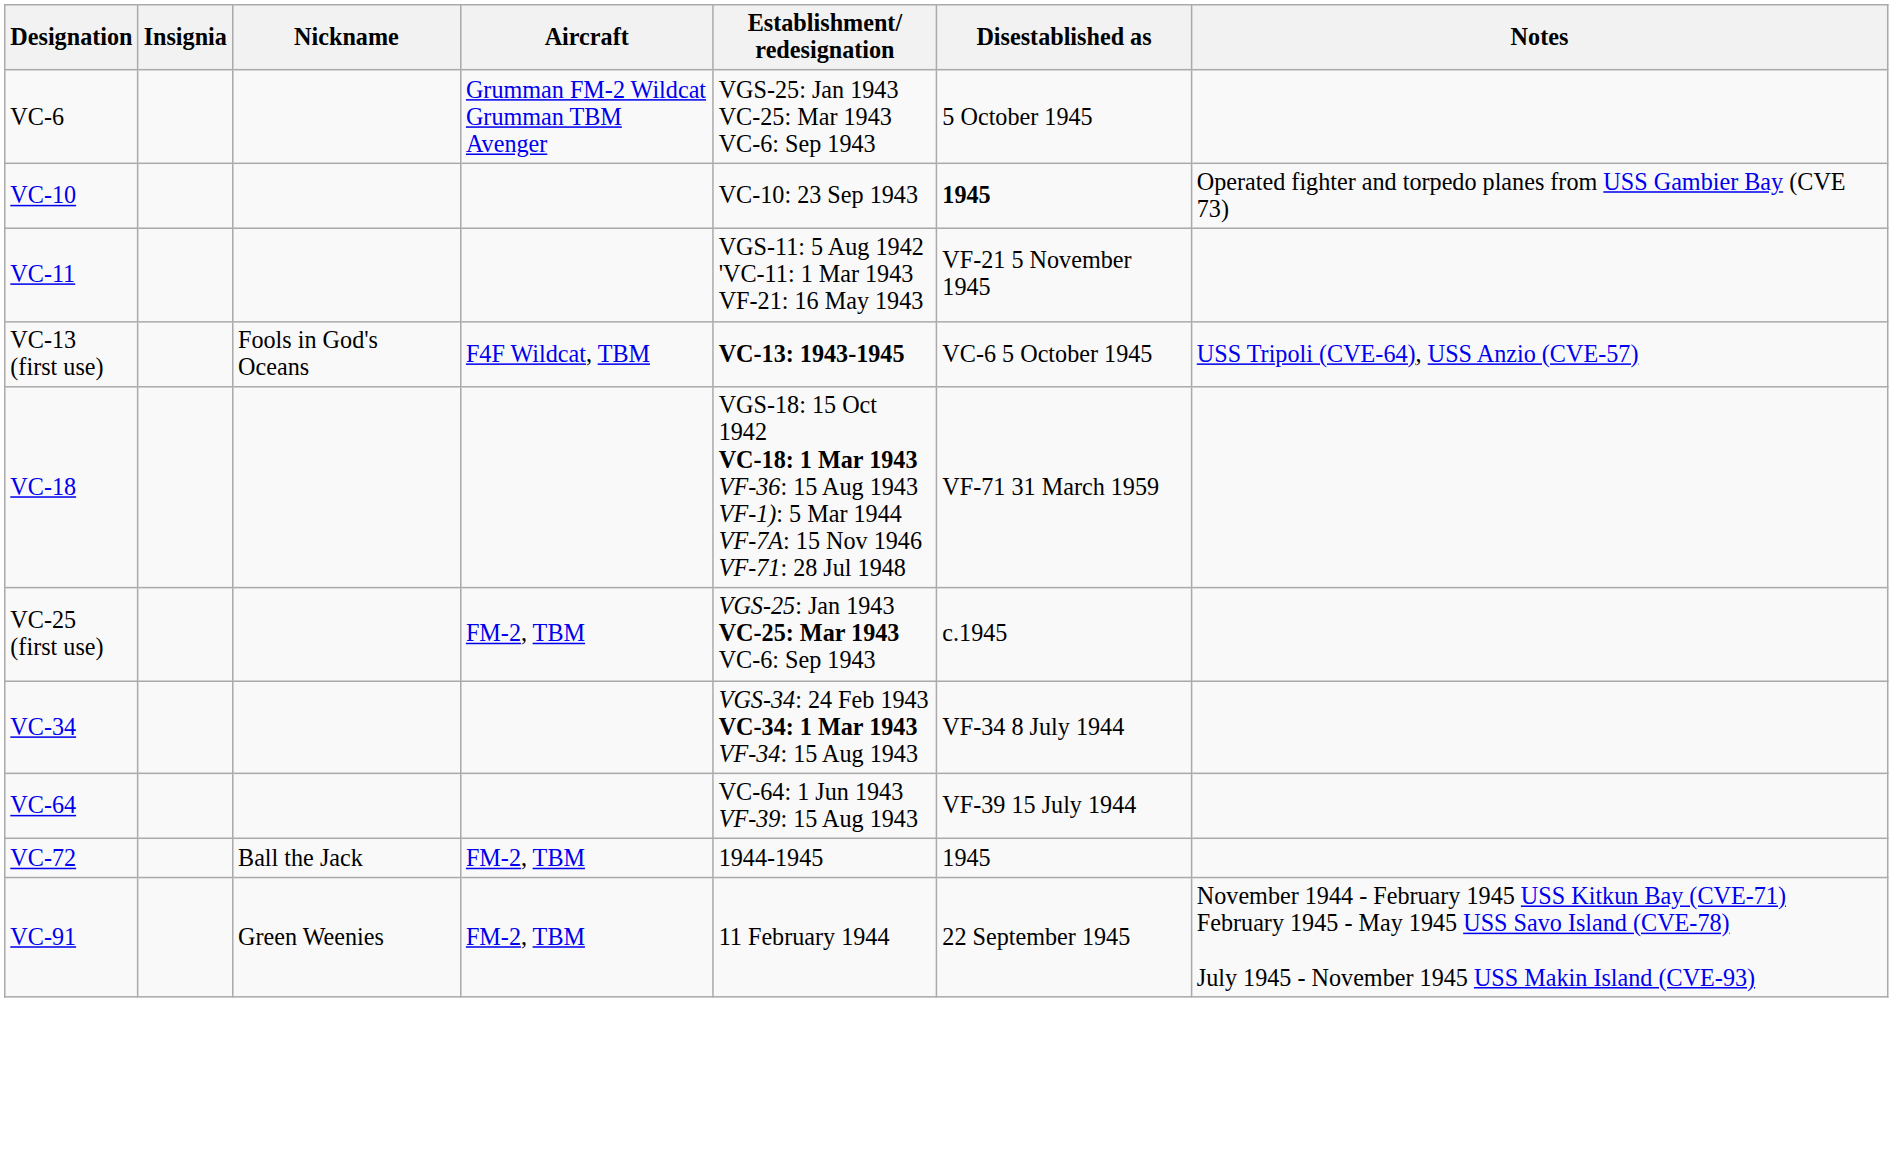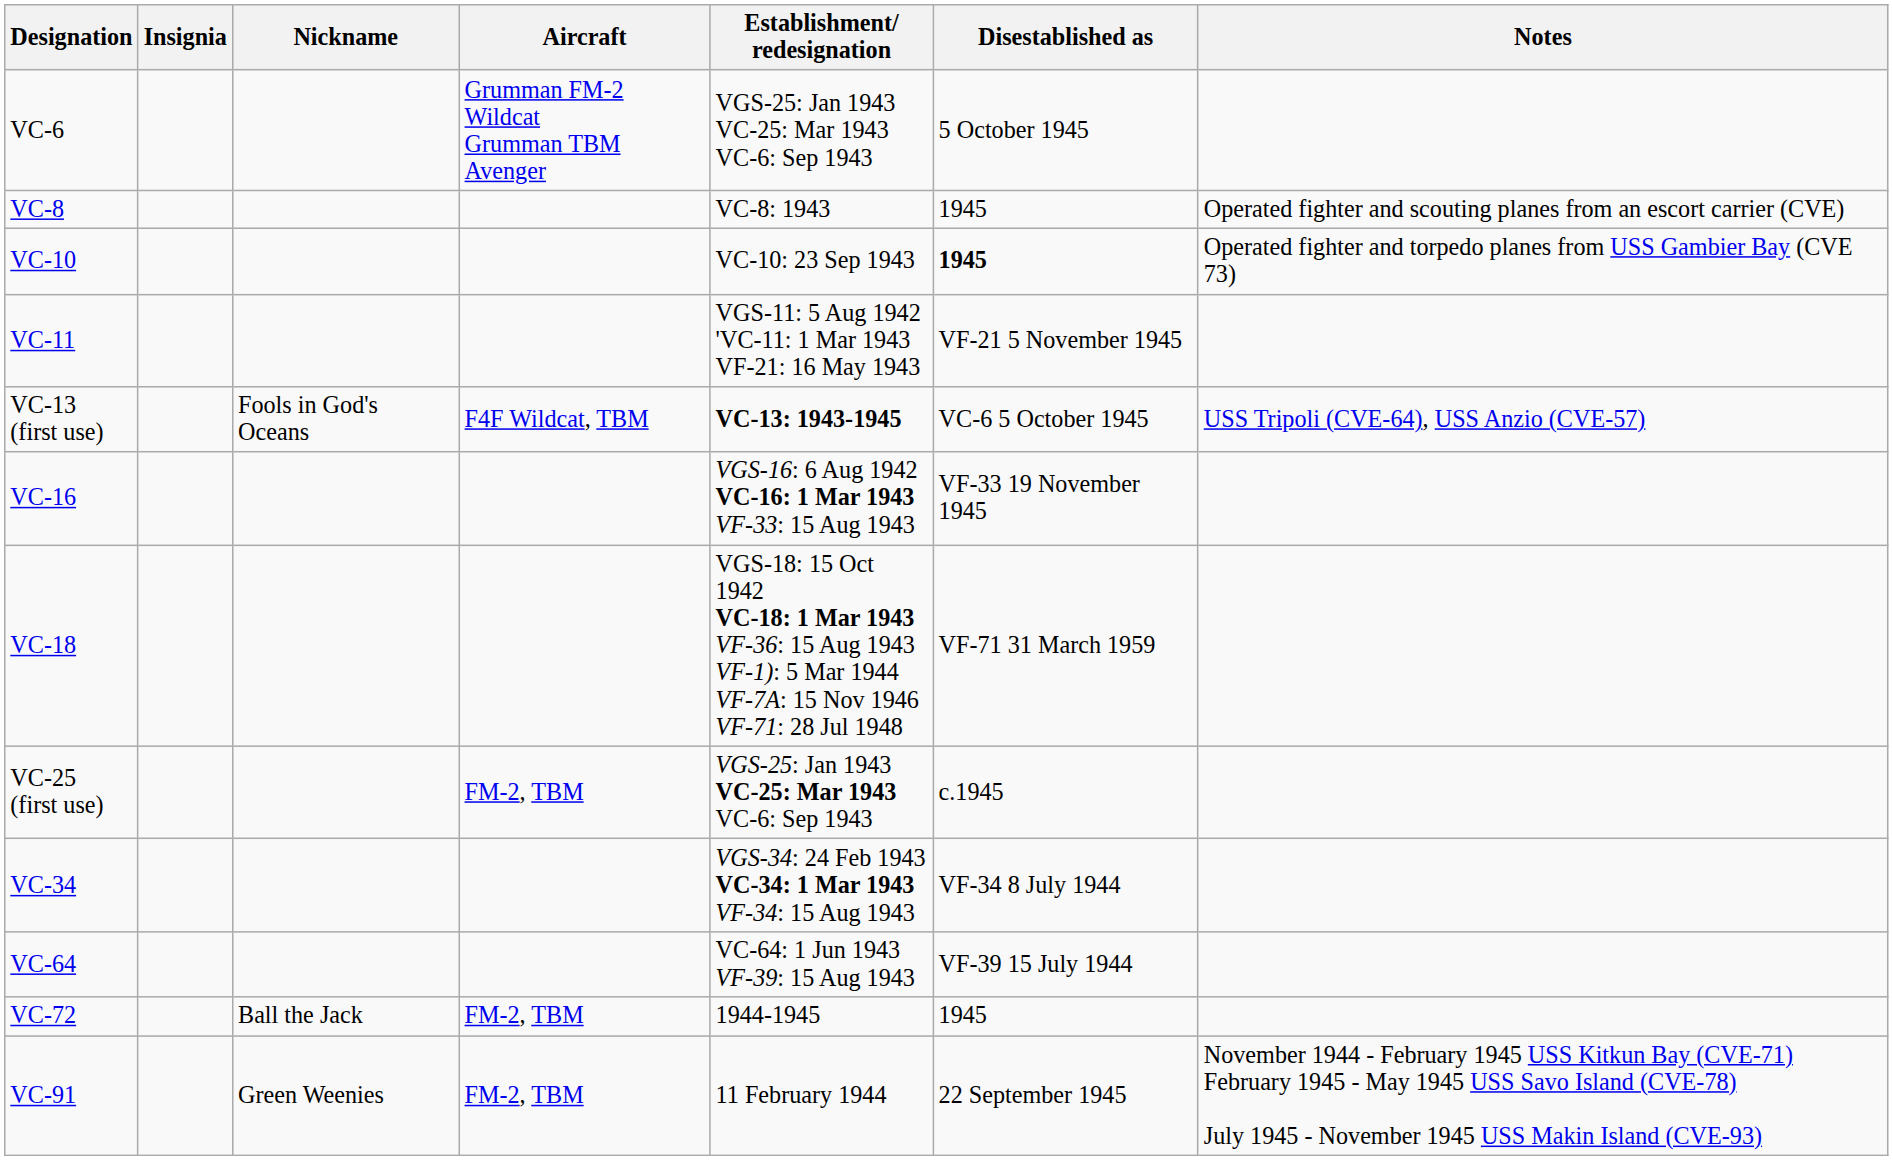+ row: (37, 209)
+ row: (43, 498)
